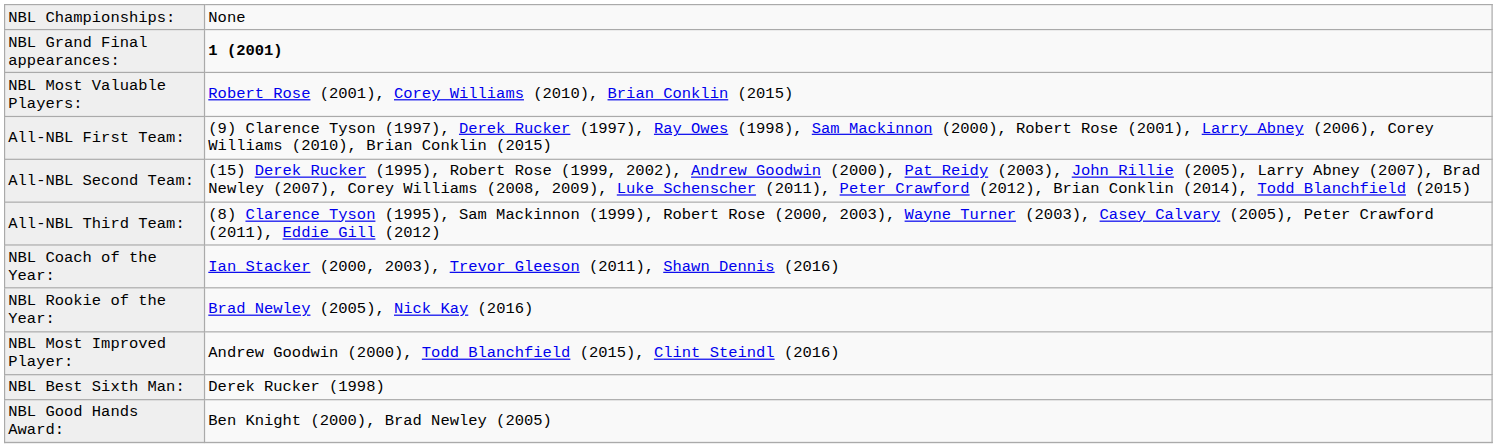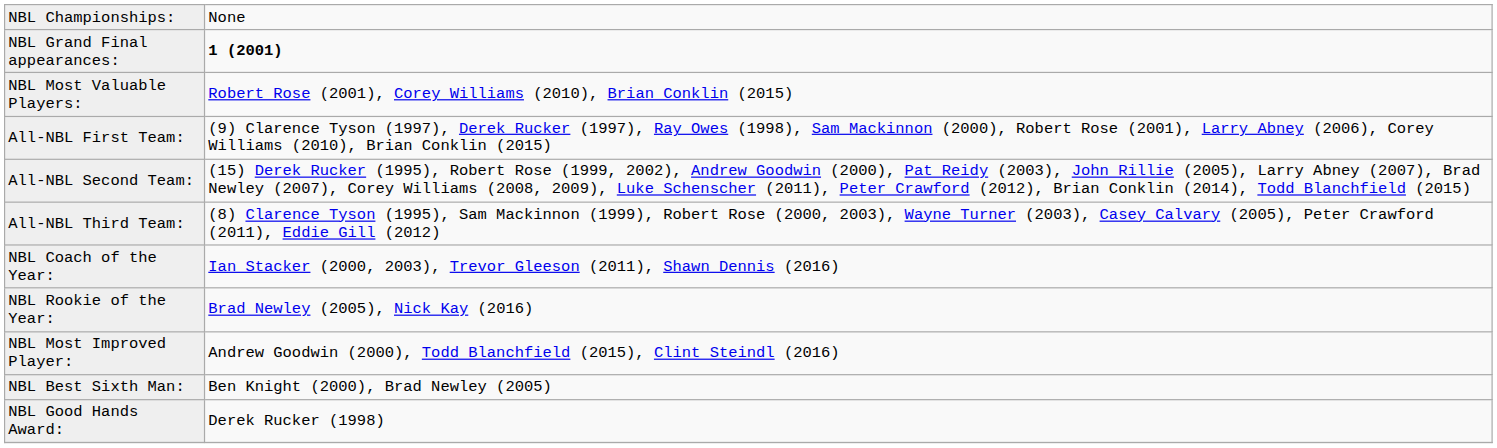(297, 387) Derek Rucker (1998) -> (380, 387) Ben Knight (2000), Brad Newley (2005)
(380, 421) Ben Knight (2000), Brad Newley (2005) -> (297, 421) Derek Rucker (1998)
